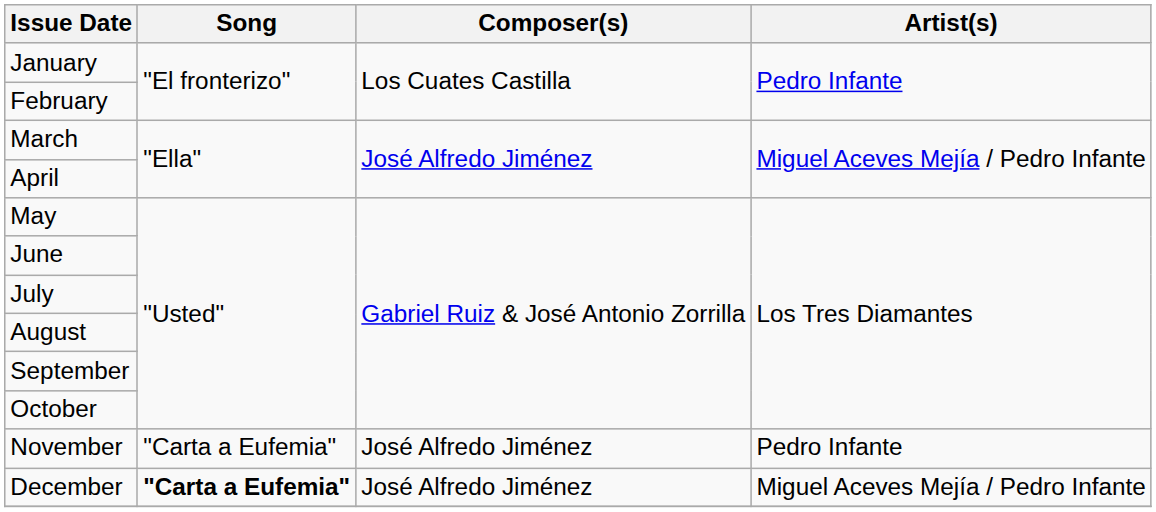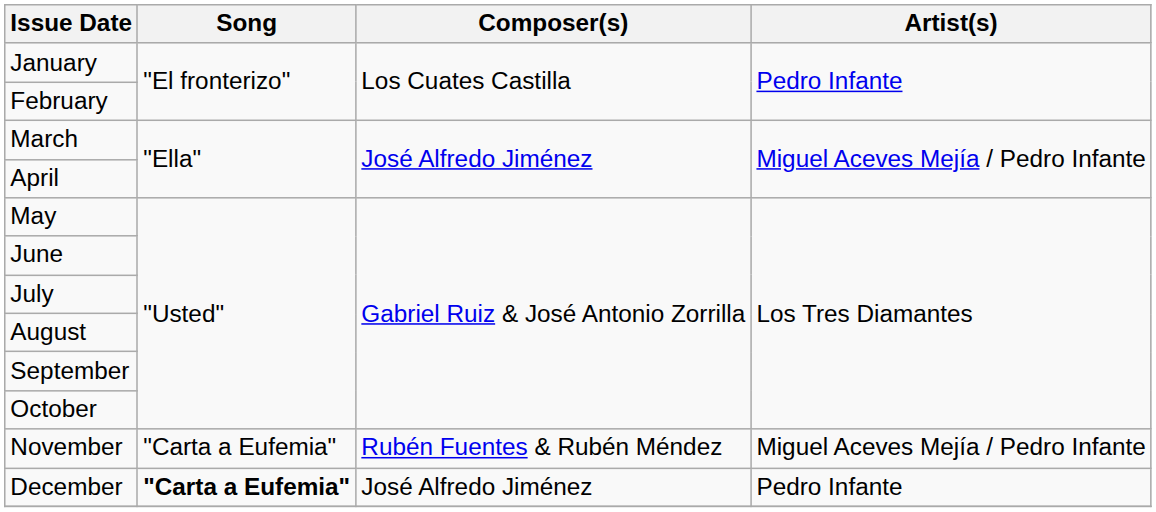(477, 448) José Alfredo Jiménez -> (542, 448) Rubén Fuentes & Rubén Méndez
(829, 448) Pedro Infante -> (951, 448) Miguel Aceves Mejía / Pedro Infante
(951, 486) Miguel Aceves Mejía / Pedro Infante -> (829, 486) Pedro Infante
